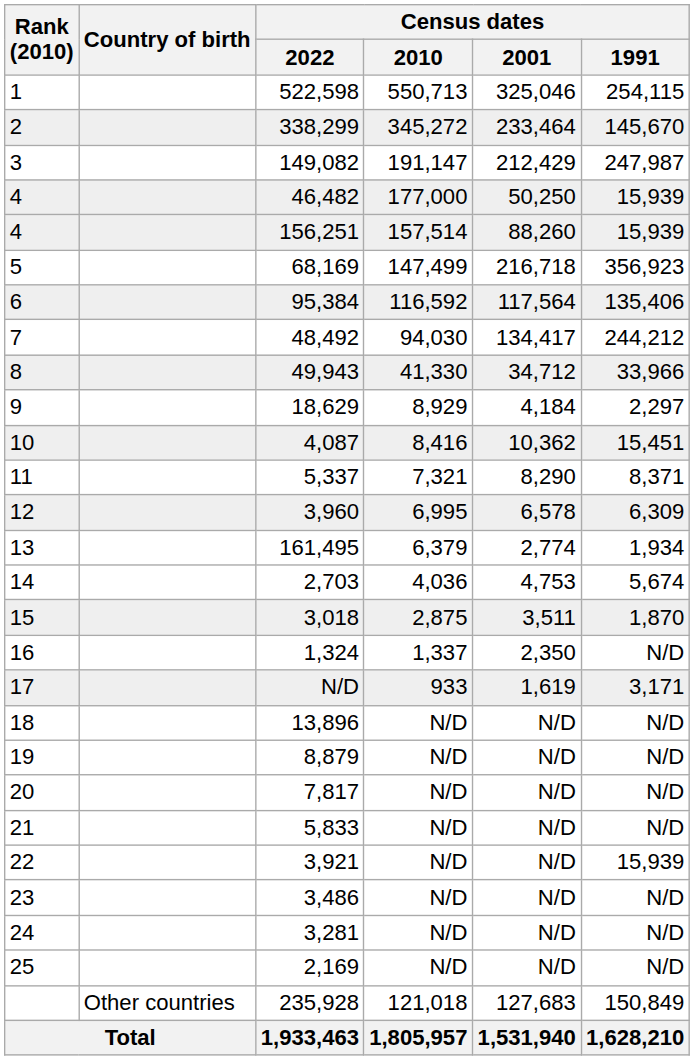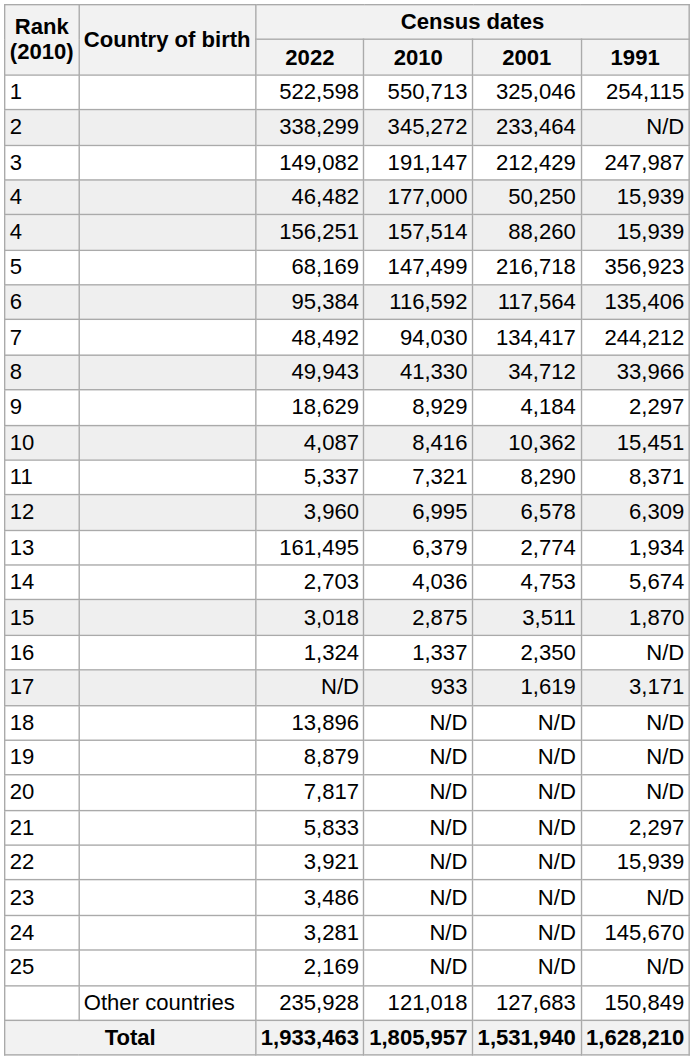(644, 127) 145,670 -> (665, 127) N/D
(665, 827) N/D -> (657, 827) 2,297
(665, 932) N/D -> (644, 932) 145,670
